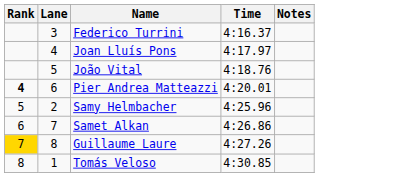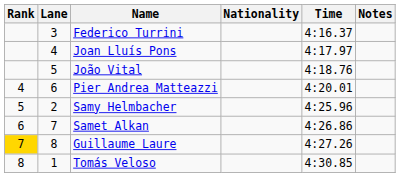+ column: (261, 14)
(21, 88) bold -> (21, 88) normal
